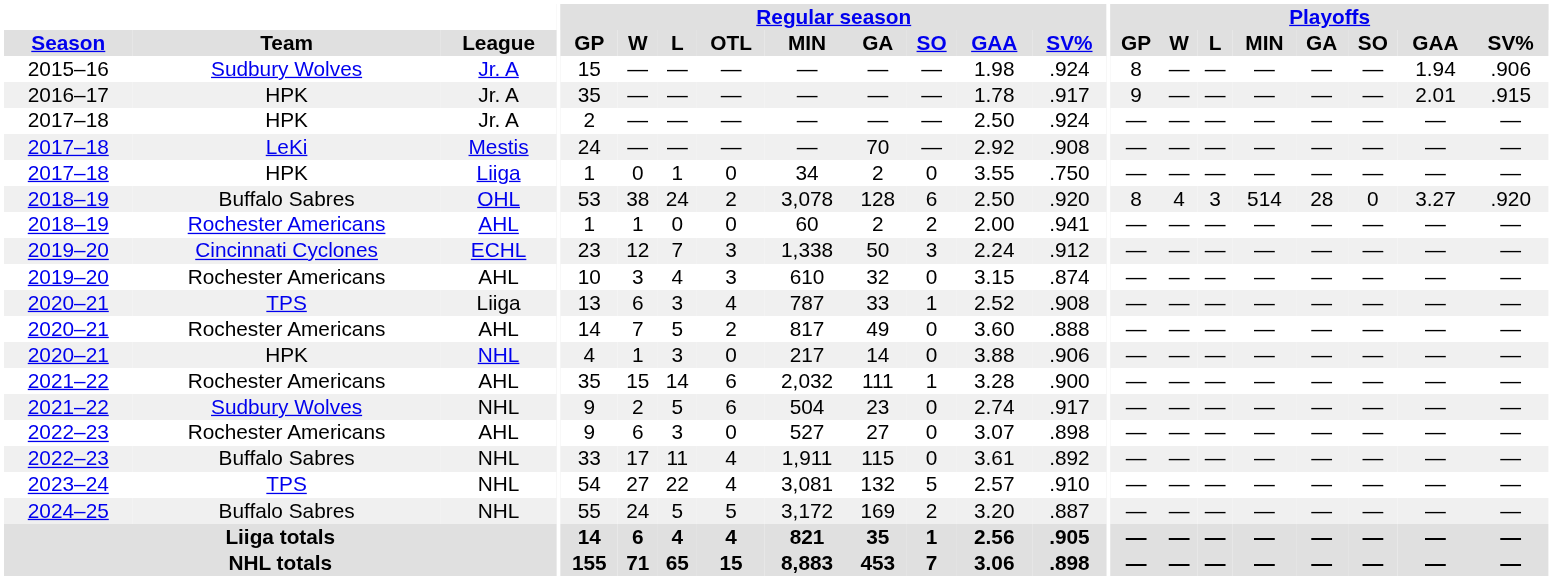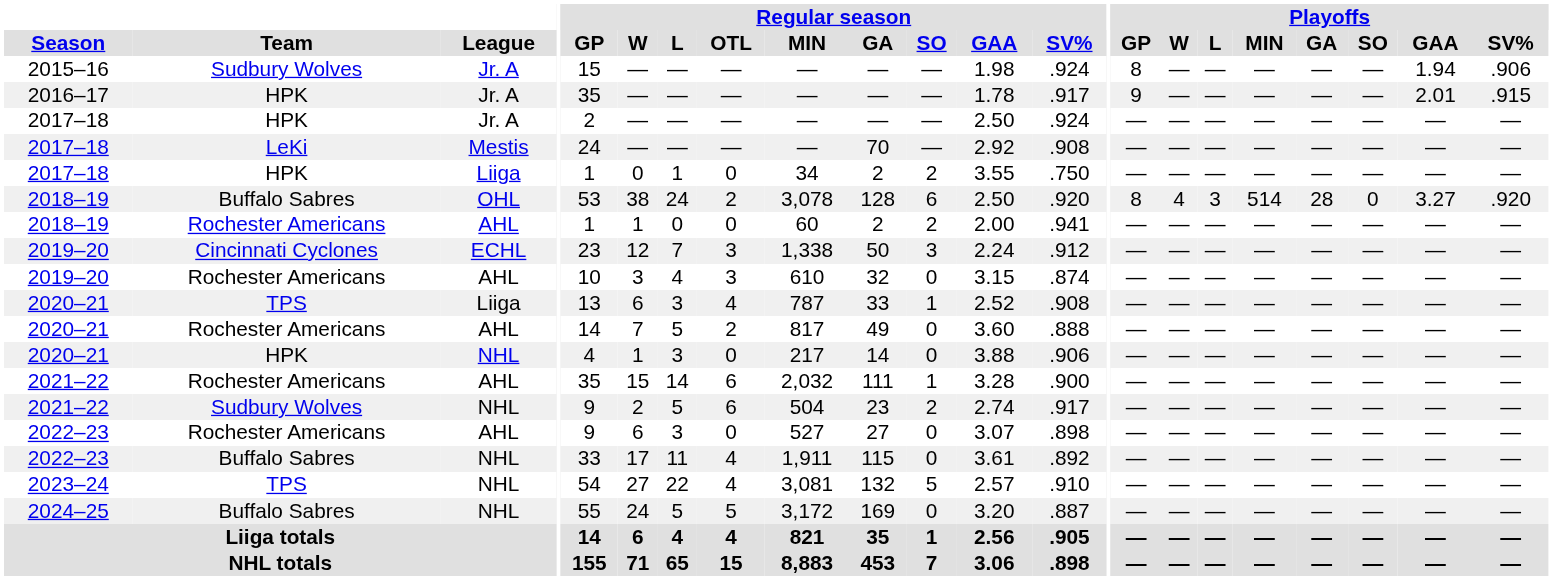(932, 172) 0 -> (932, 172) 2
(932, 406) 0 -> (932, 406) 2
(932, 510) 2 -> (932, 510) 0
